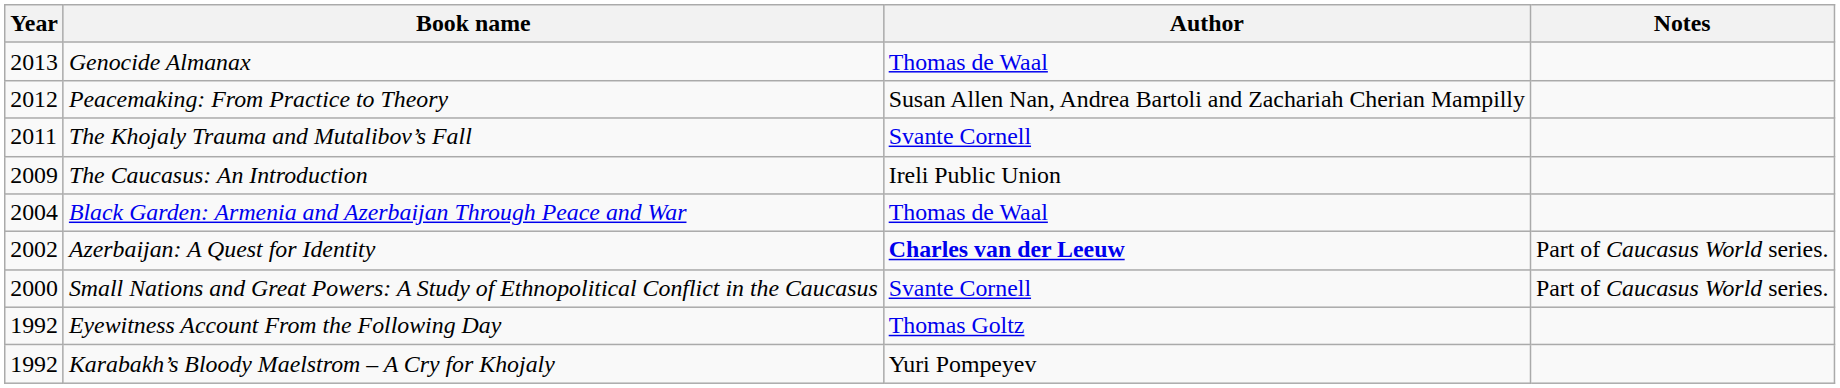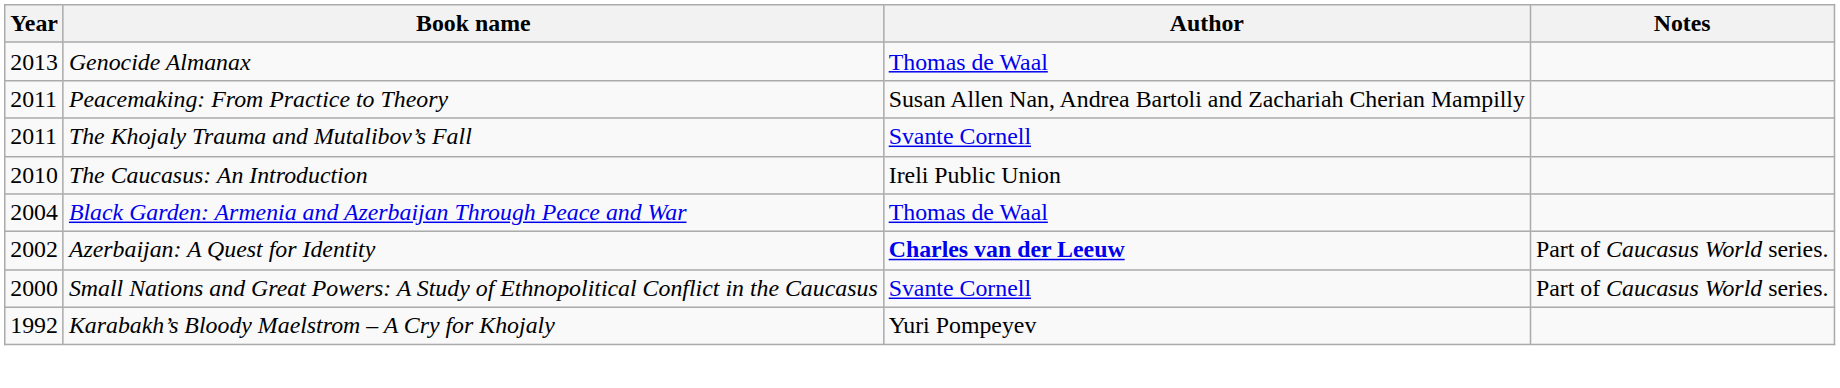(34, 99) 2012 -> (34, 99) 2011
(34, 174) 2009 -> (34, 174) 2010
- row: (285, 325)
